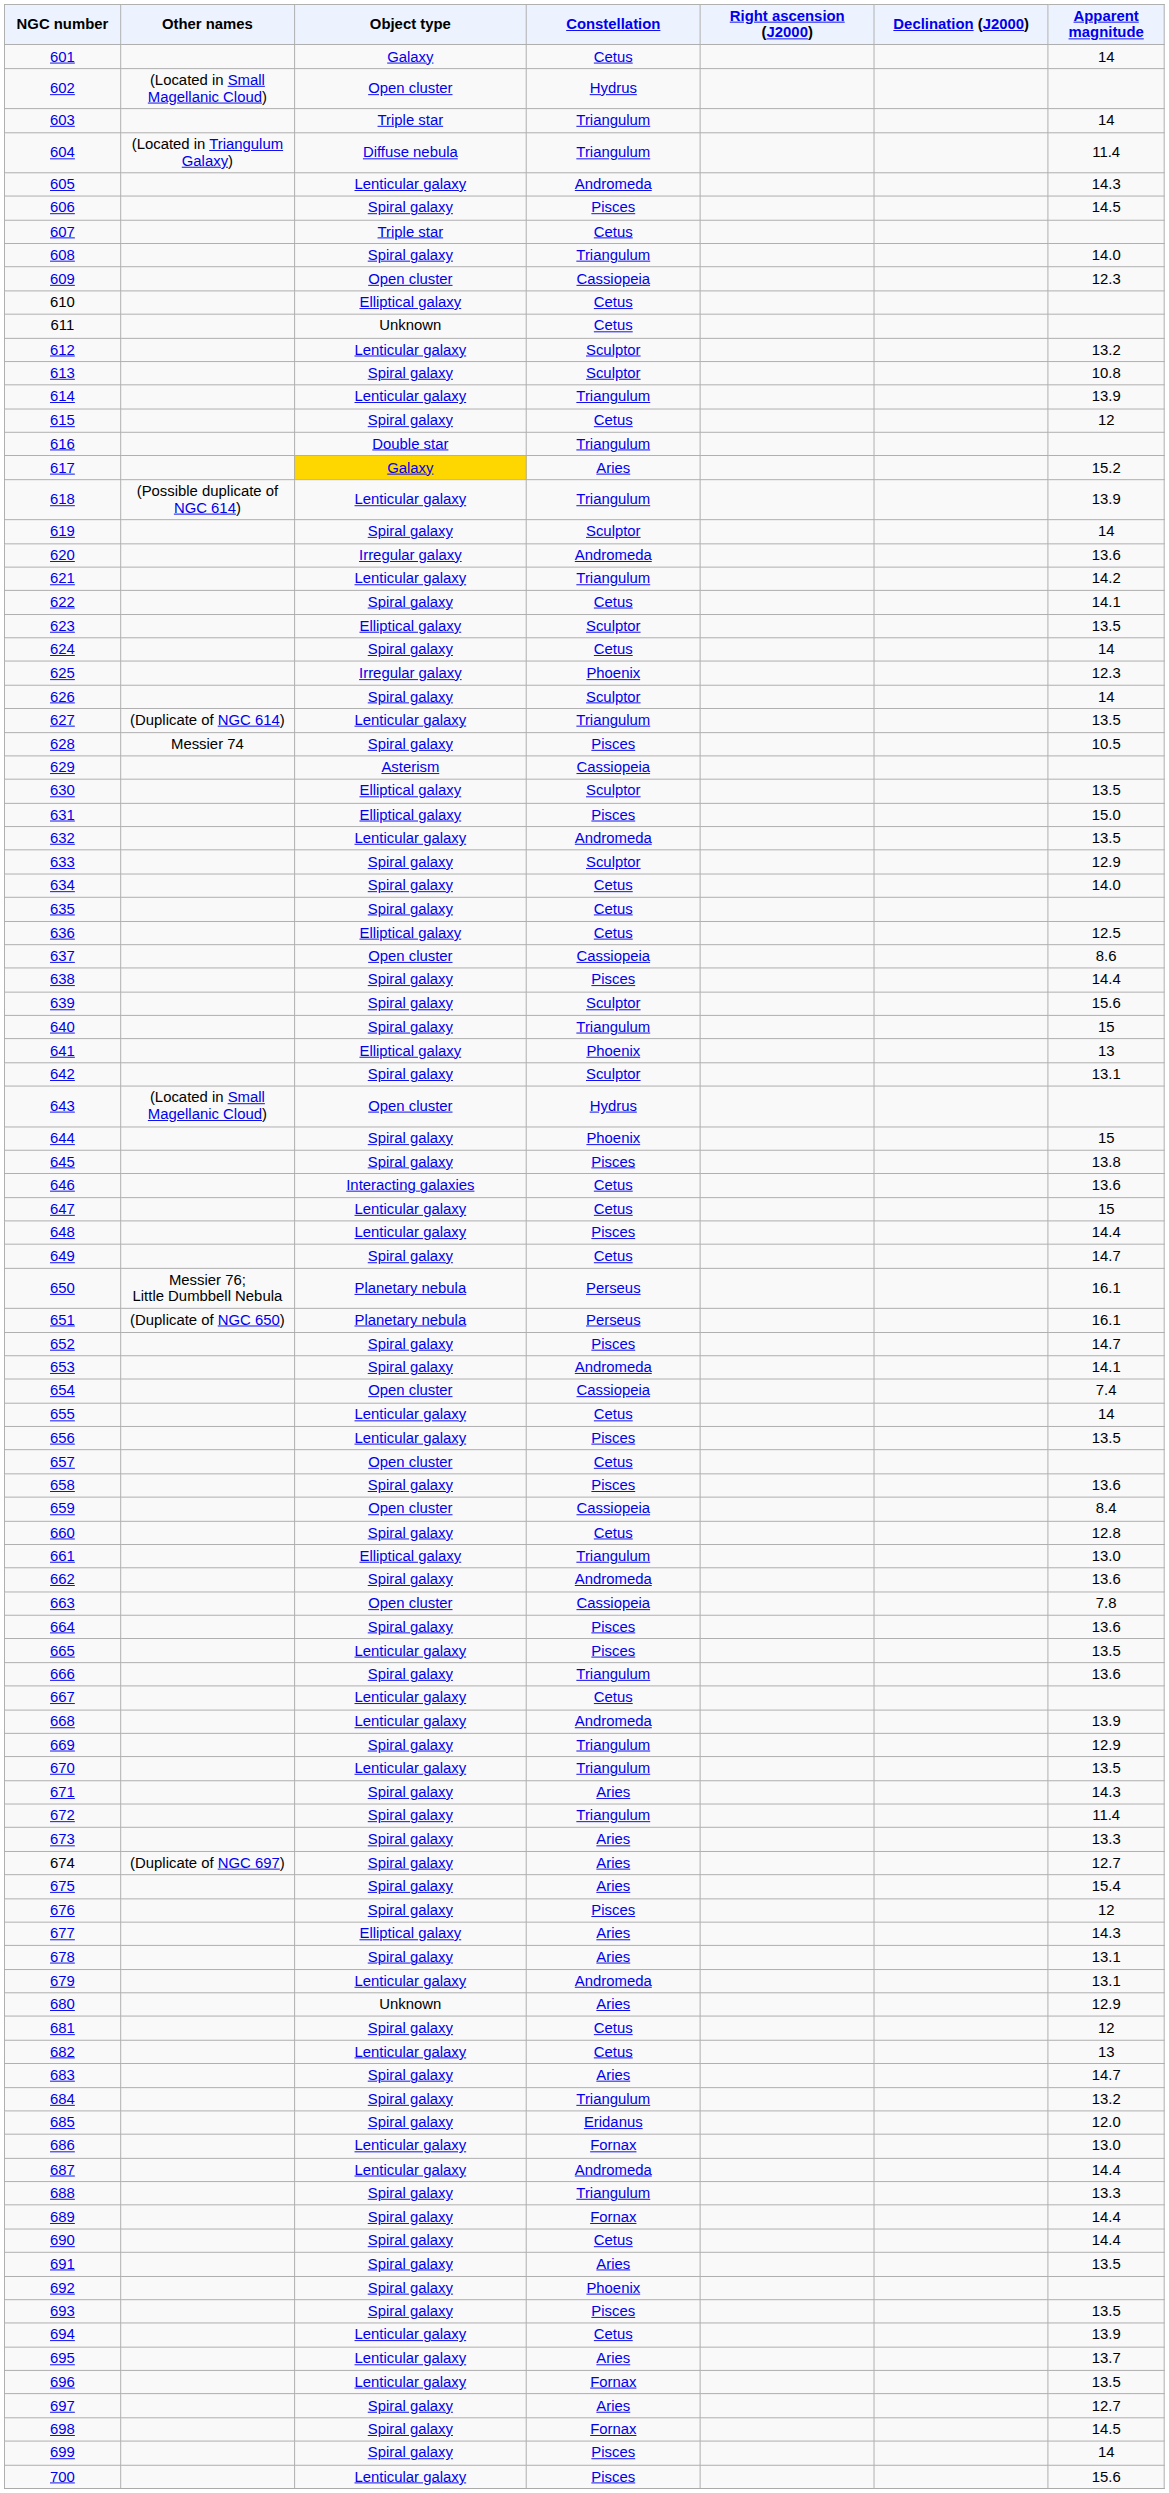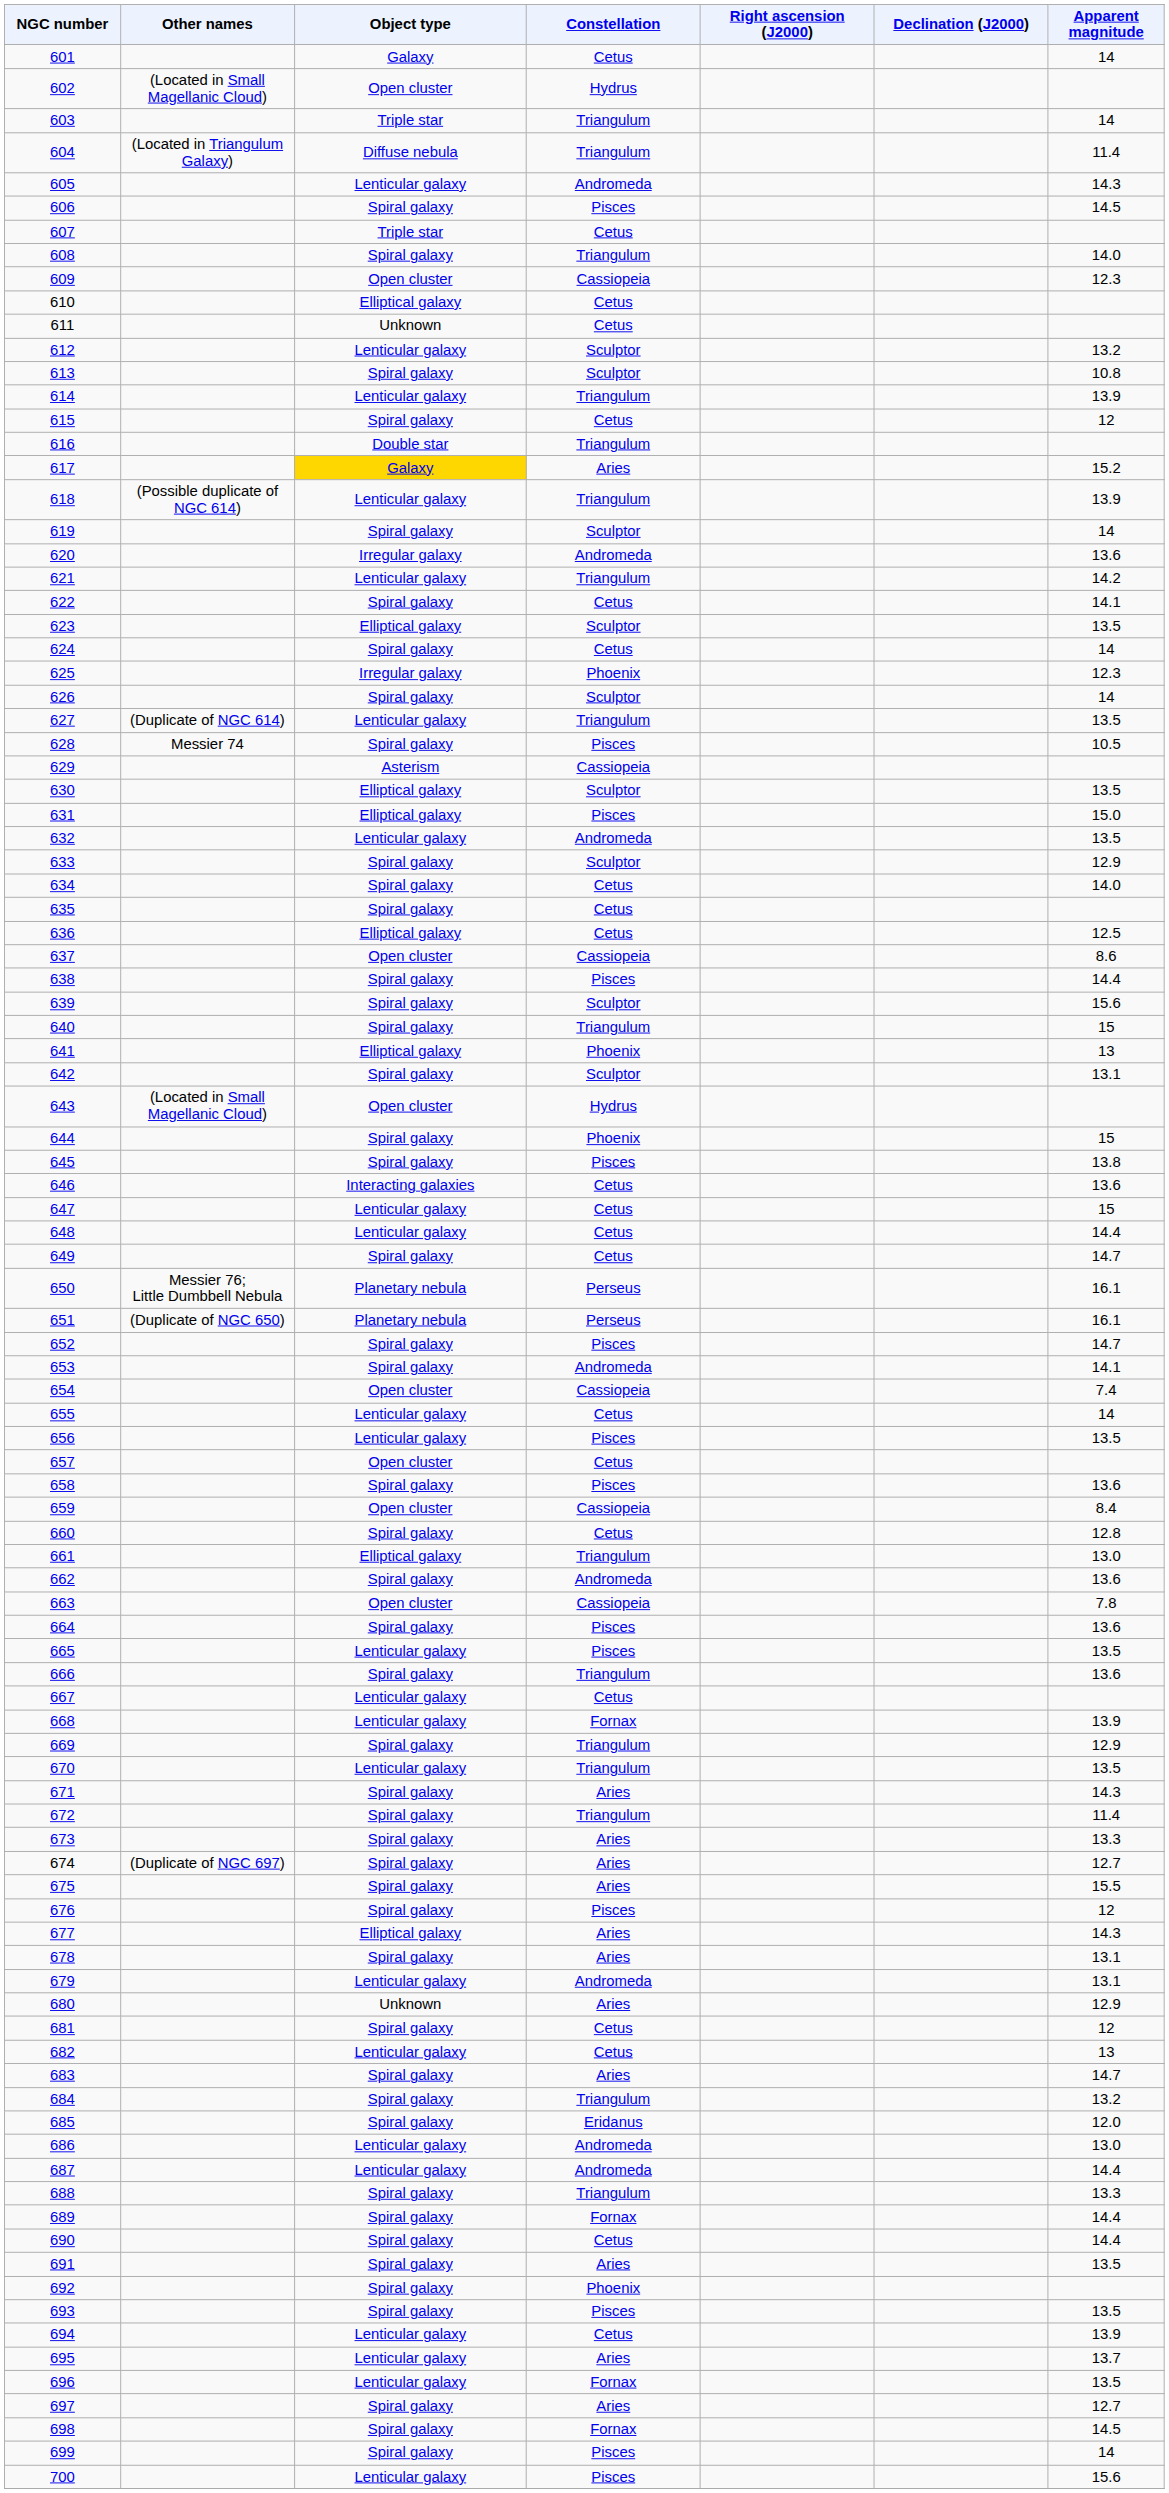(613, 1232) Pisces -> (613, 1232) Cetus
(613, 1721) Andromeda -> (613, 1721) Fornax
(1106, 1886) 15.4 -> (1106, 1886) 15.5
(613, 2146) Fornax -> (613, 2146) Andromeda
